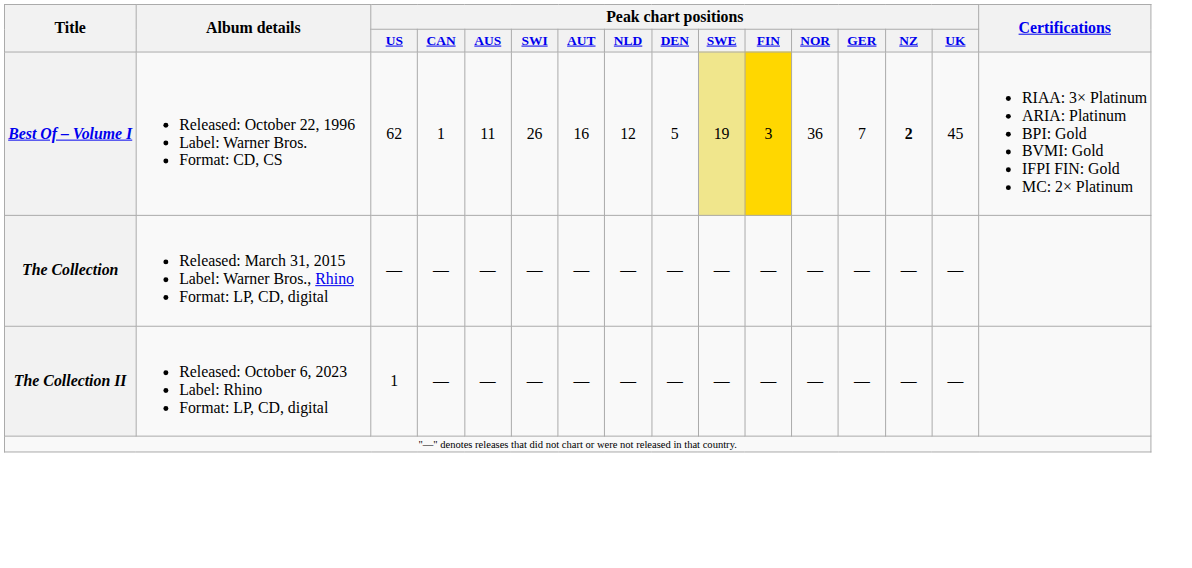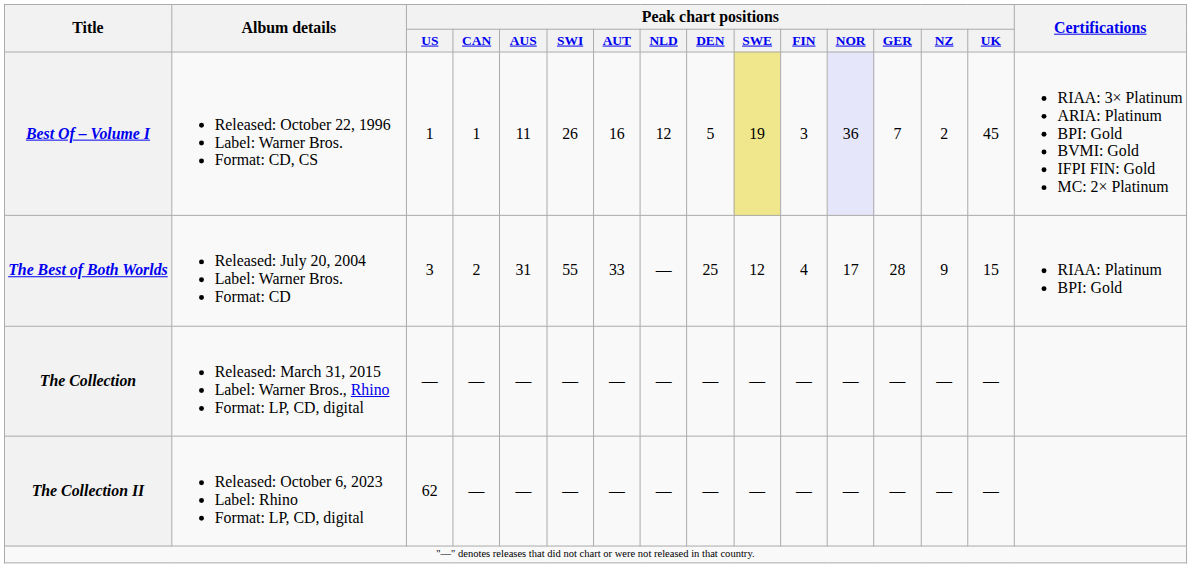(394, 133) 62 -> (430, 133) 1
(768, 133) gold background -> (804, 133) no background
(815, 133) no background -> (851, 133) lavender background
(909, 133) bold -> (944, 133) normal
+ row: (88, 270)
(394, 380) 1 -> (430, 491) 62
